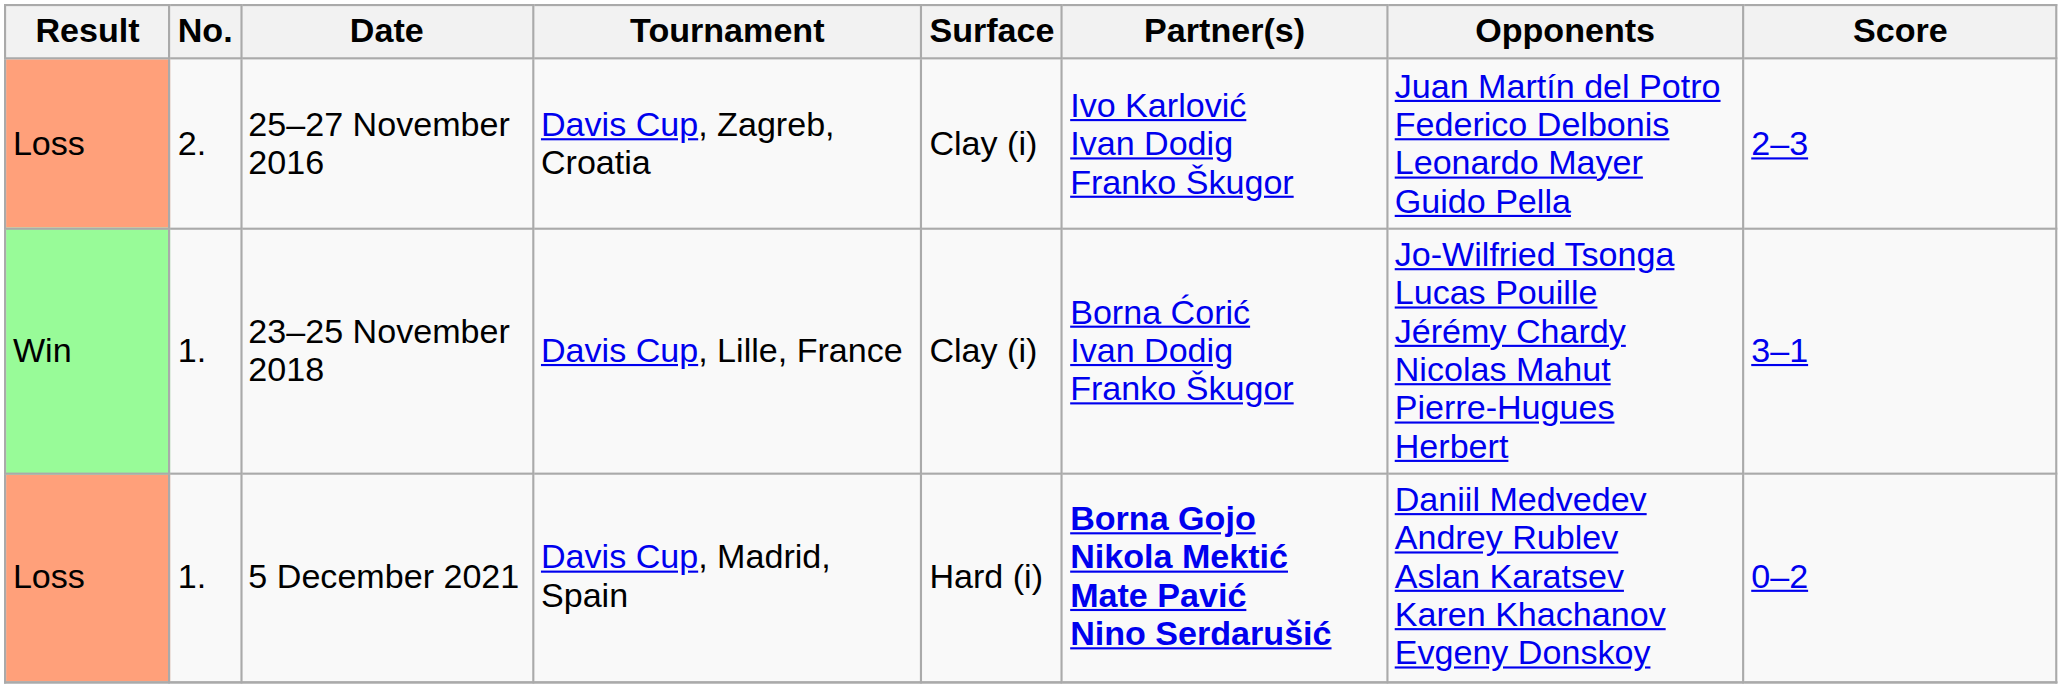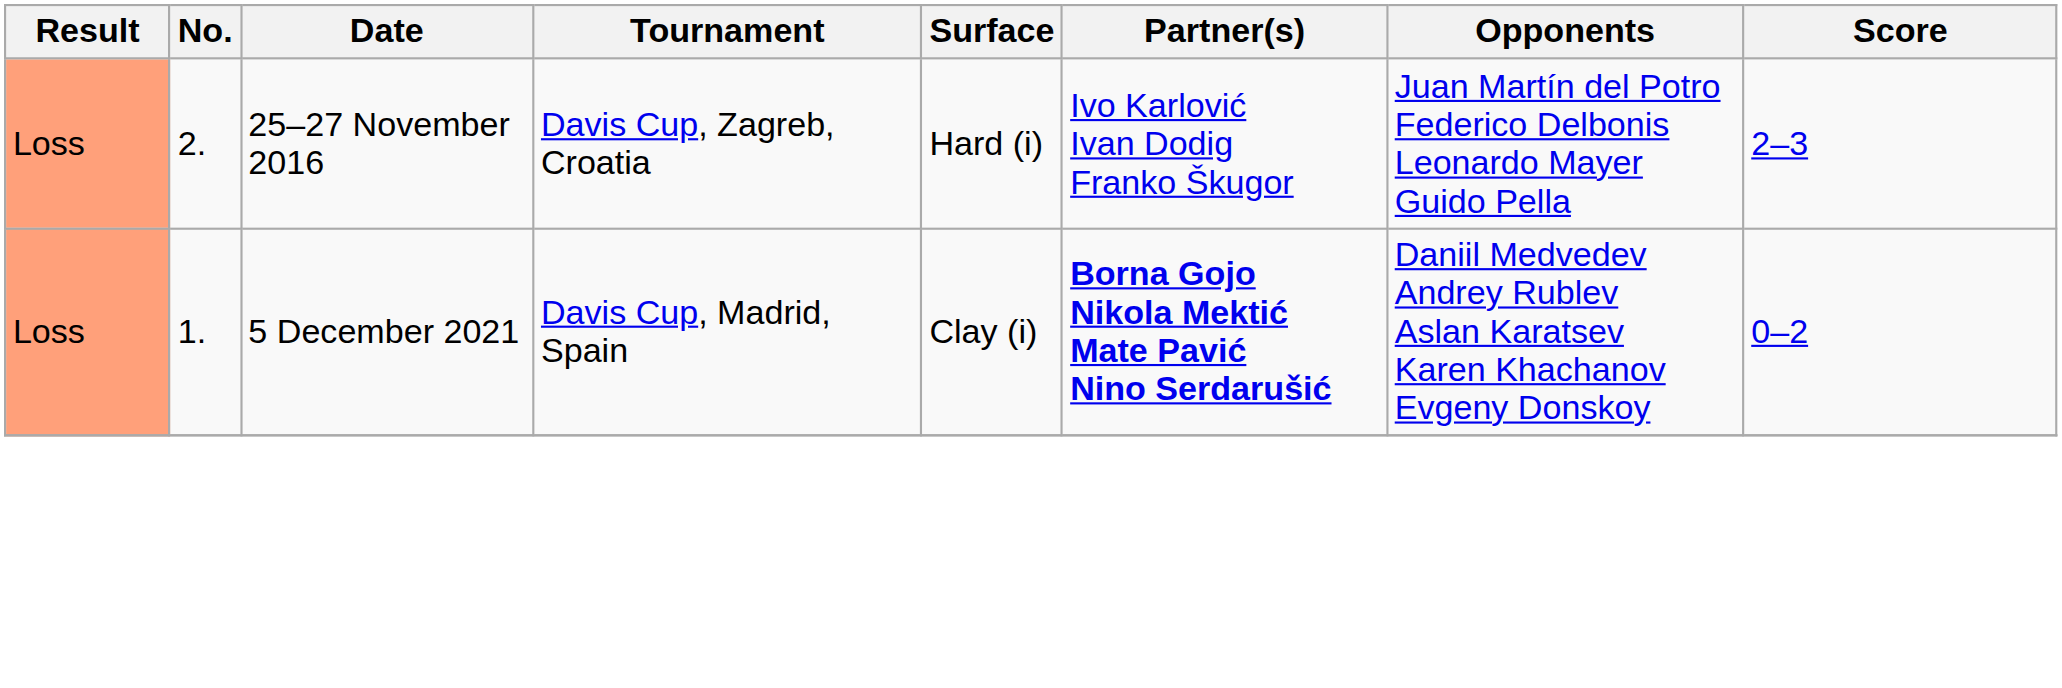(983, 143) Clay (i) -> (986, 143) Hard (i)
- row: (379, 350)
(986, 577) Hard (i) -> (983, 331) Clay (i)
